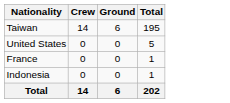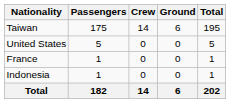+ column: (99, 12)
